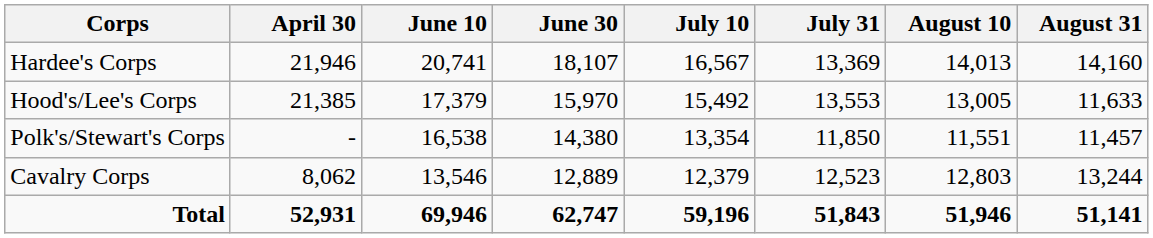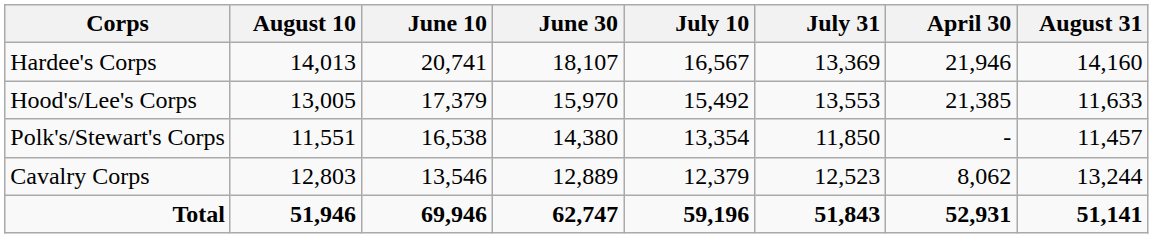columns swapped: (314, 23) <-> (960, 23)
